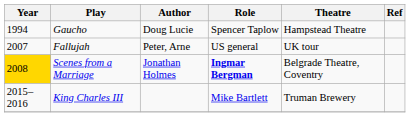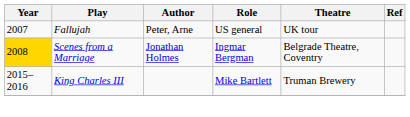- row: (70, 29)
(232, 69) bold -> (234, 52) normal
